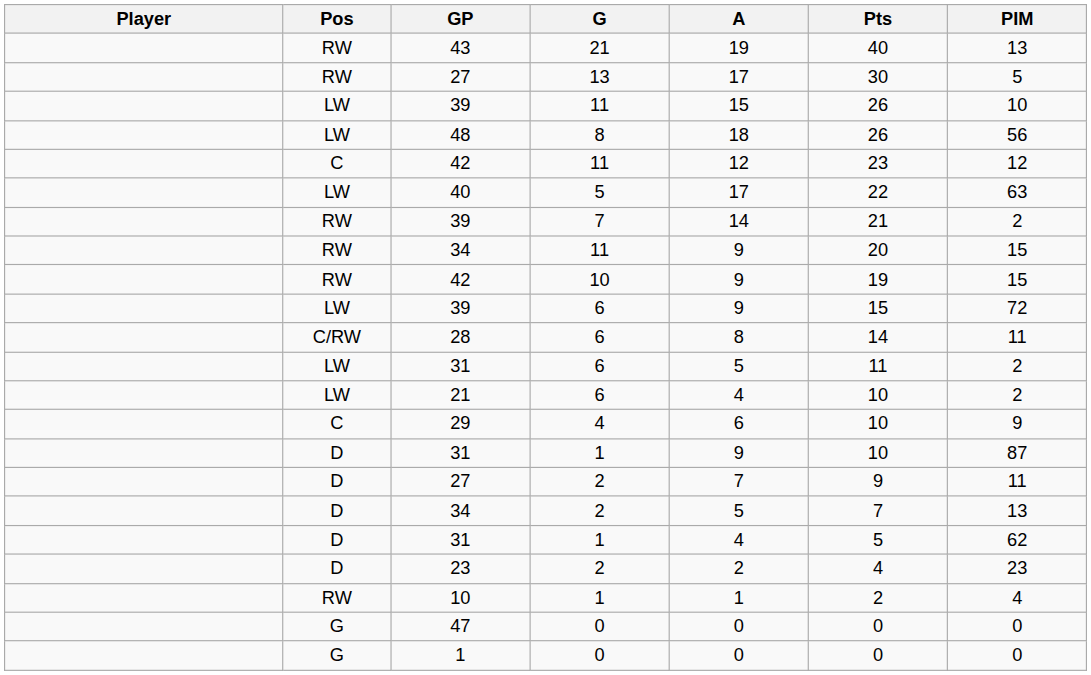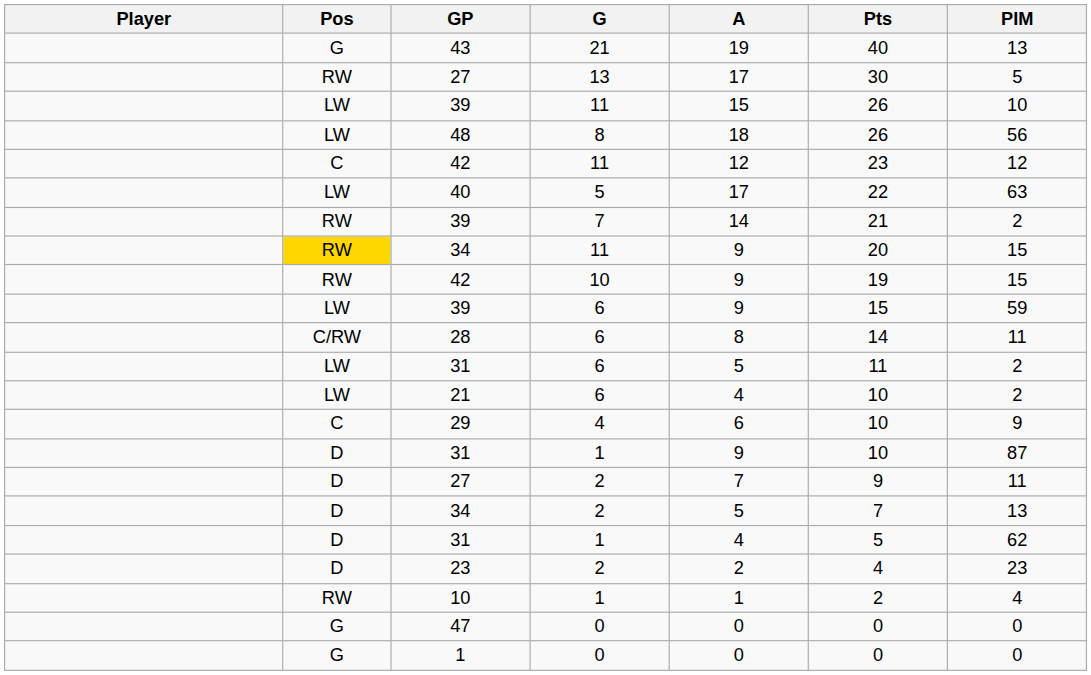(337, 47) RW -> (337, 47) G
(337, 250) no background -> (337, 250) gold background
(1017, 308) 72 -> (1017, 308) 59
